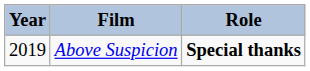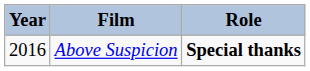(27, 50) 2019 -> (27, 50) 2016
